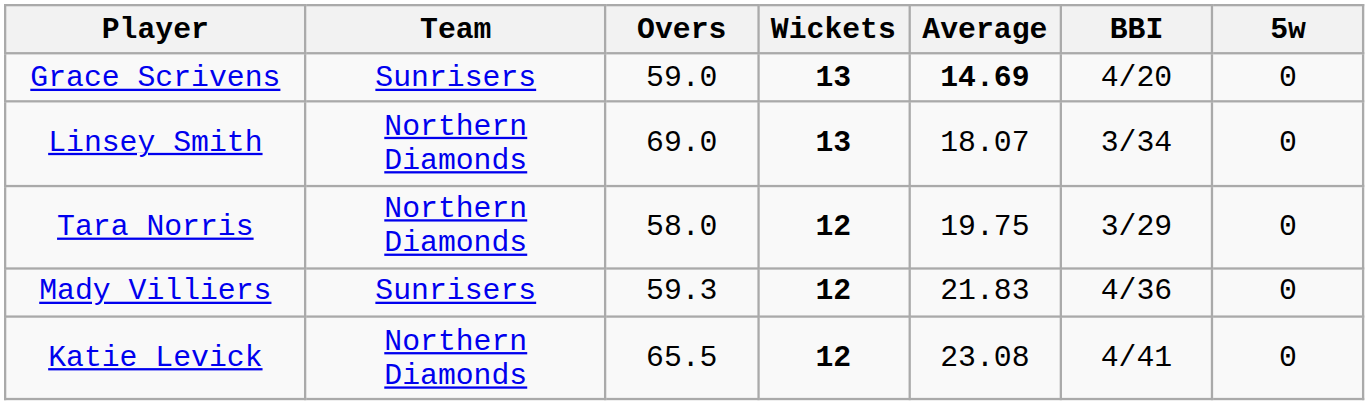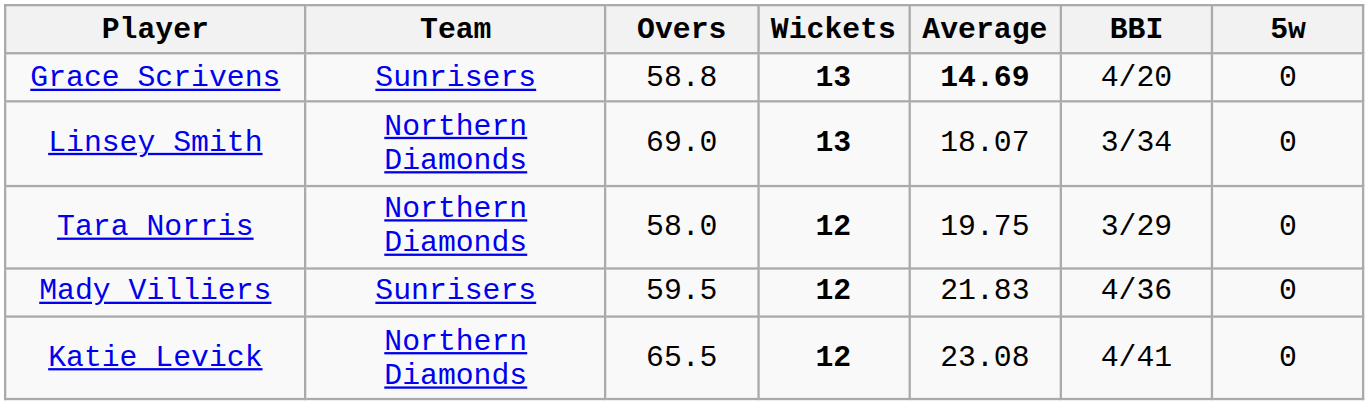(682, 78) 59.0 -> (682, 78) 58.8
(682, 292) 59.3 -> (682, 292) 59.5
